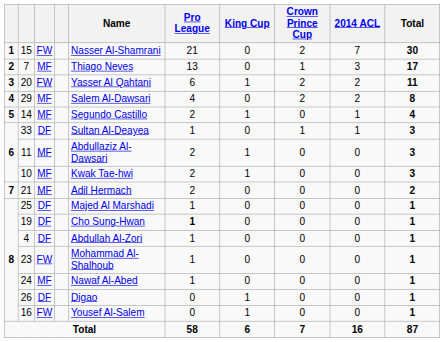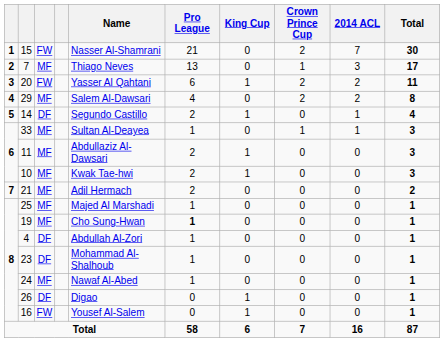(44, 115) MF -> (44, 115) DF
(44, 131) DF -> (44, 131) MF
(44, 206) DF -> (44, 206) MF
(44, 222) DF -> (44, 222) MF
(44, 260) FW -> (44, 260) DF
